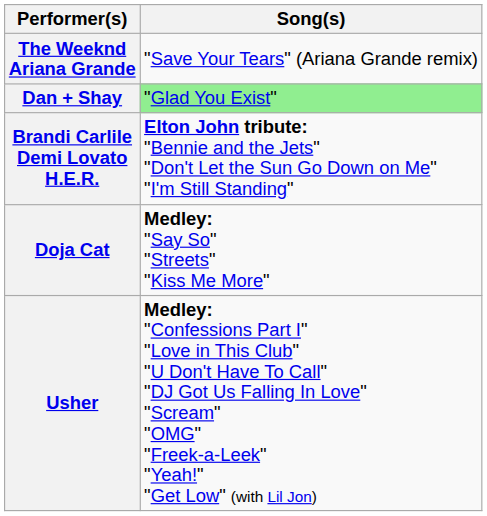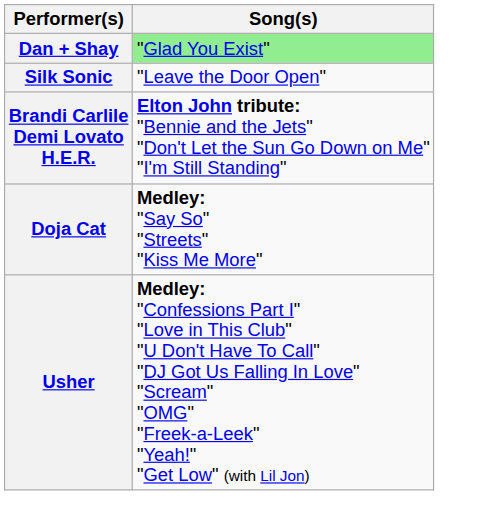- row: (72, 58)
+ row: (69, 77)
